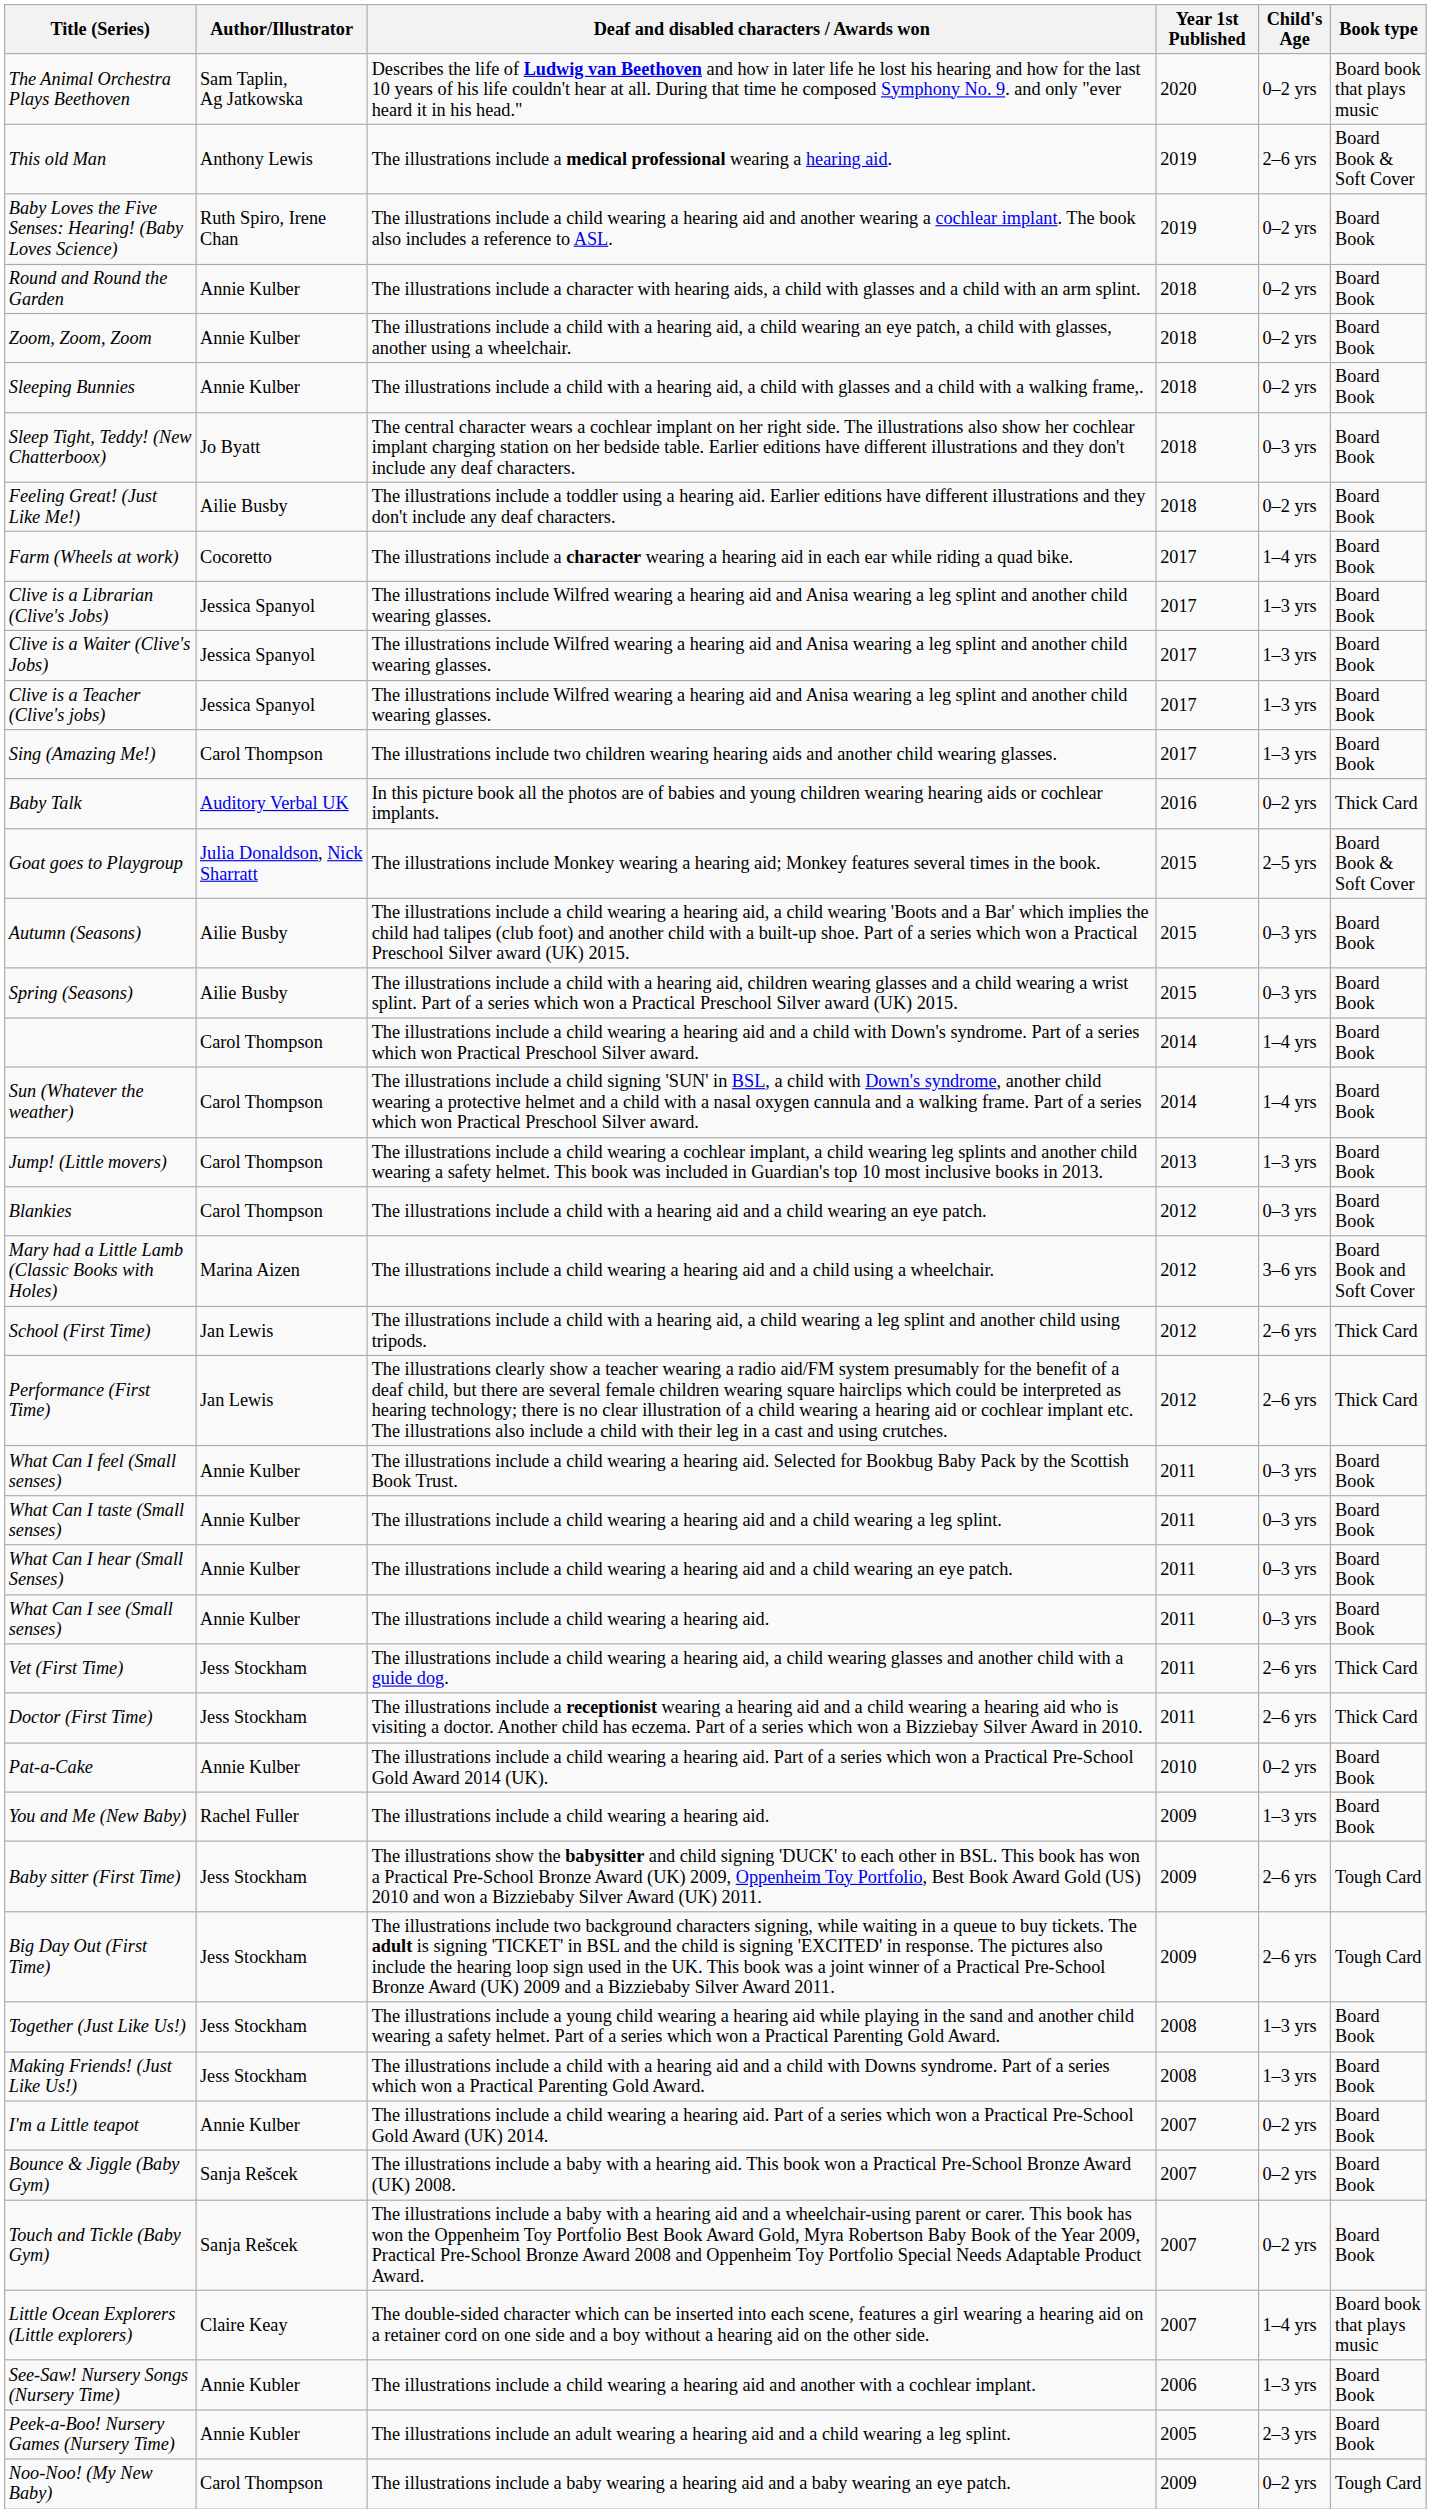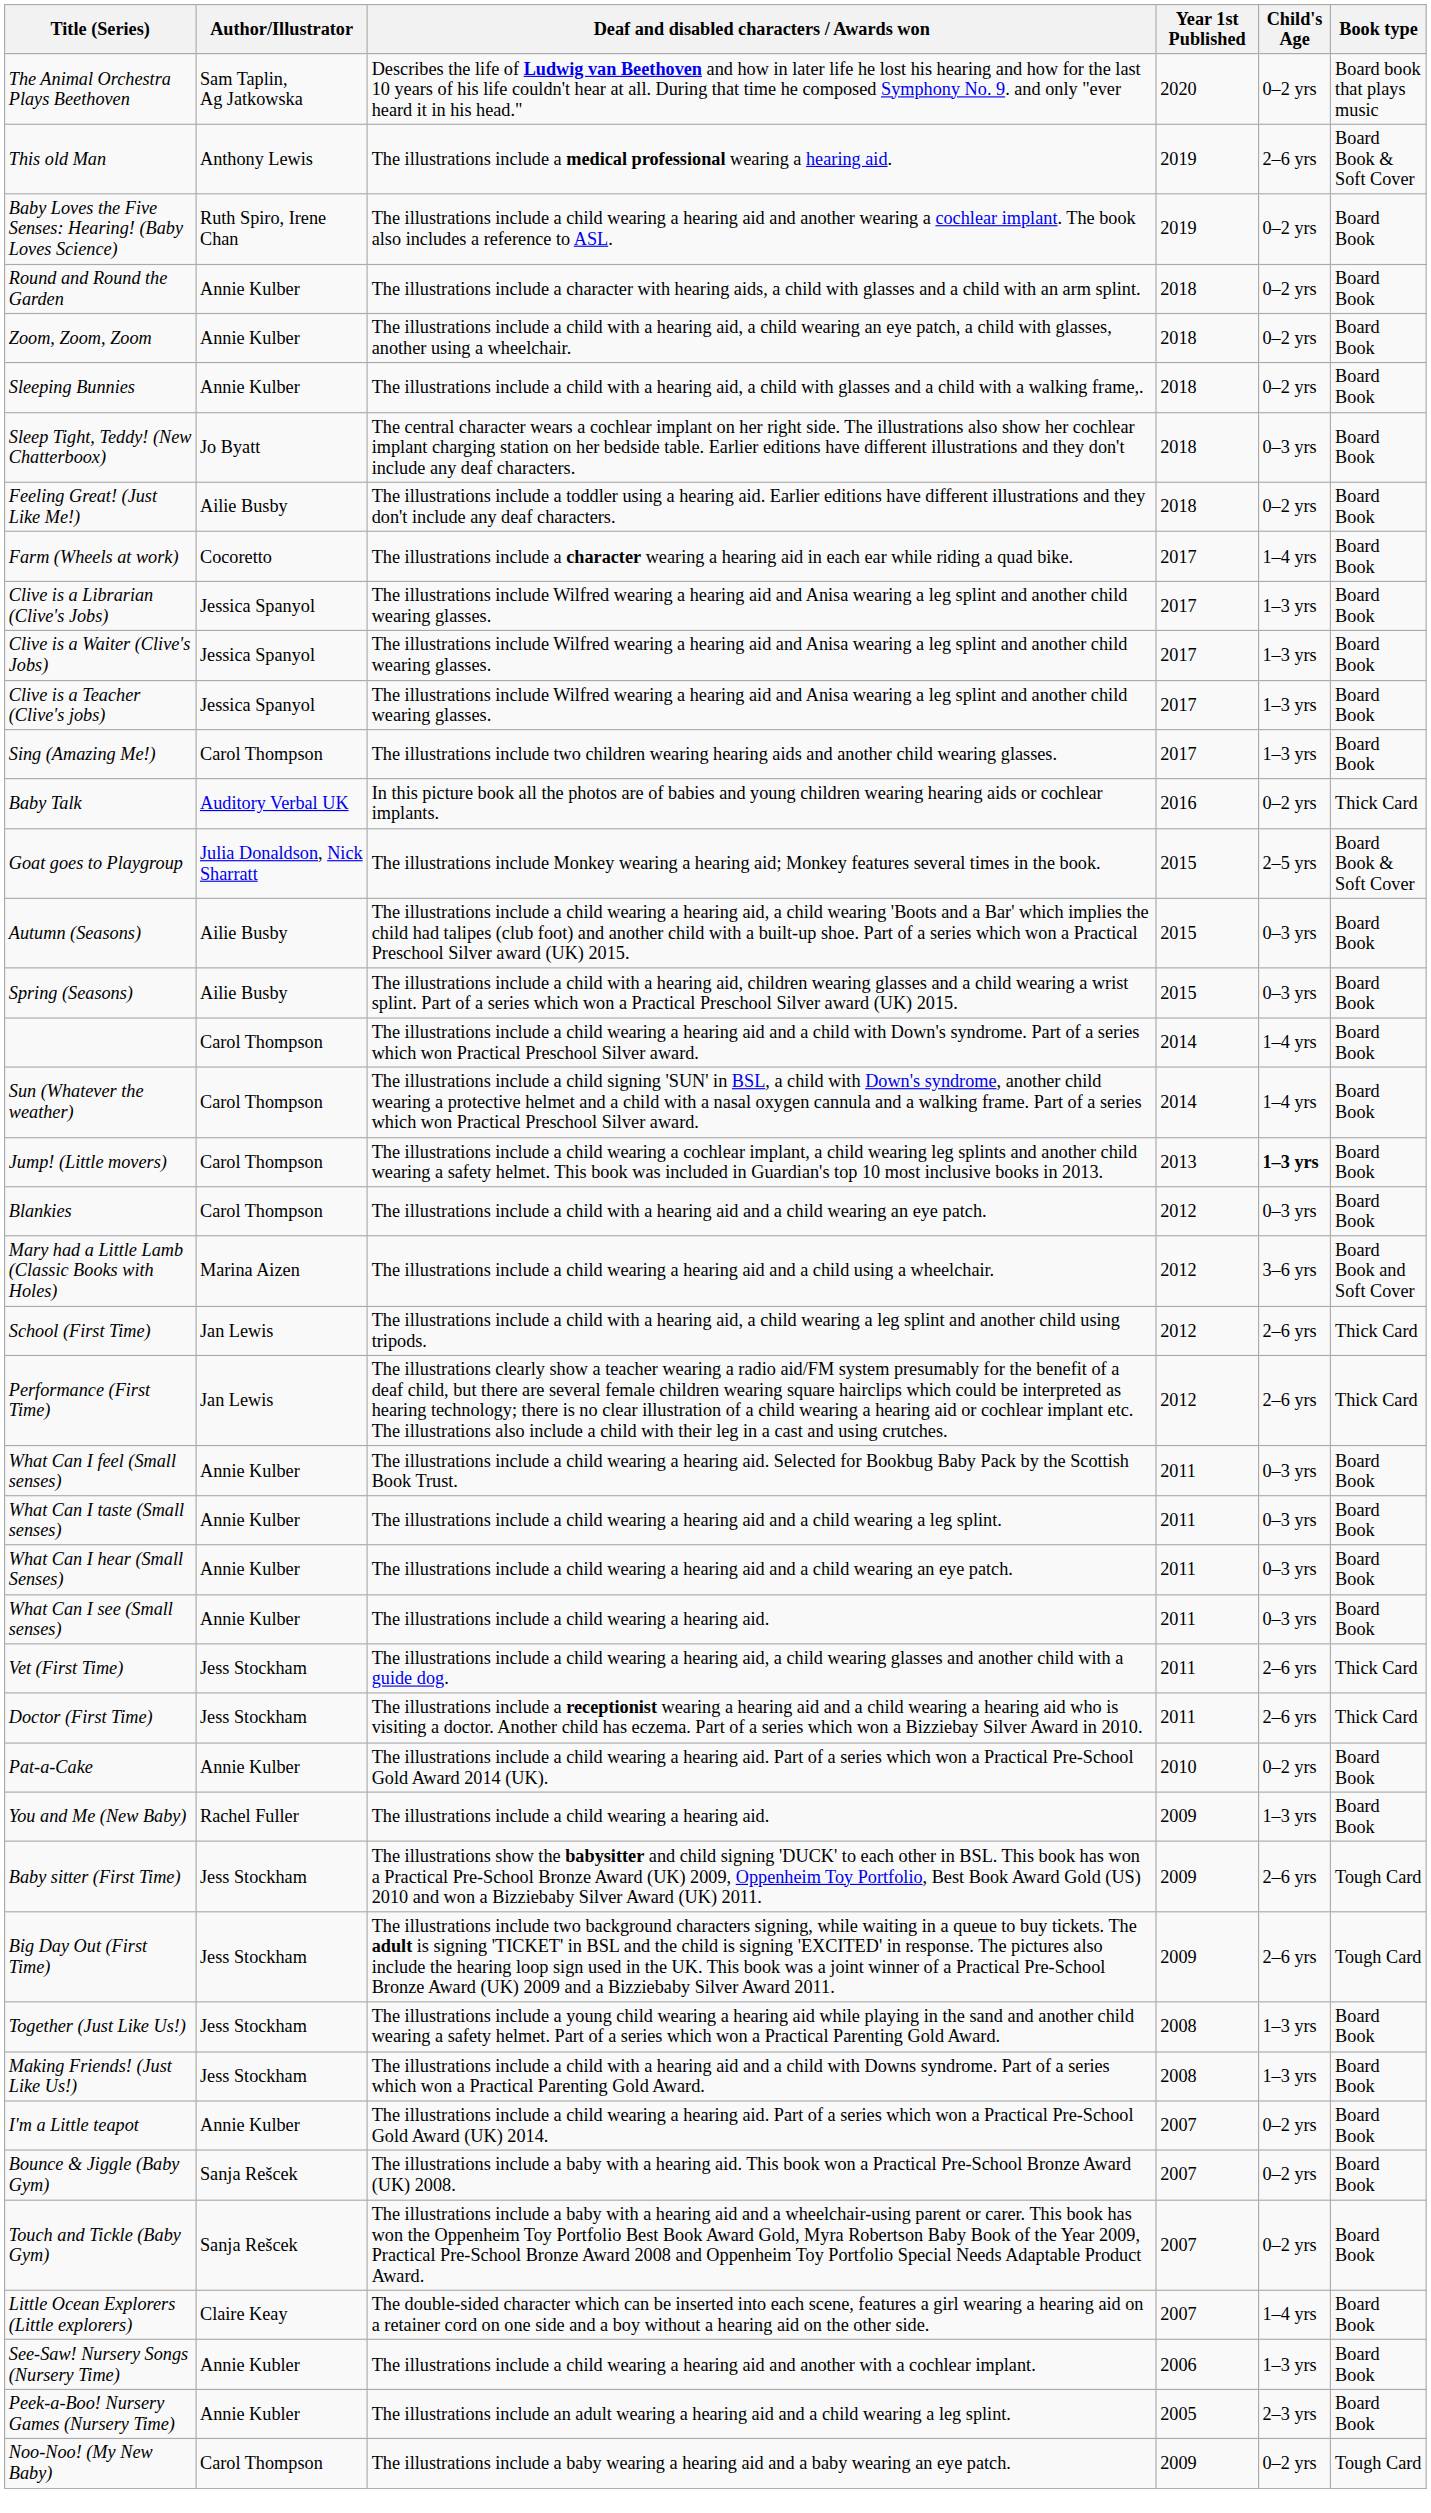(1290, 1161) normal -> (1291, 1161) bold
(1378, 2325) Board book that plays music -> (1357, 2314) Board Book
